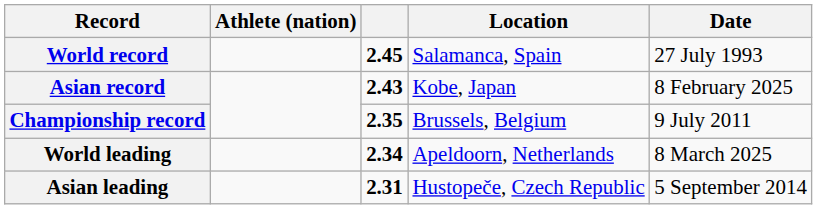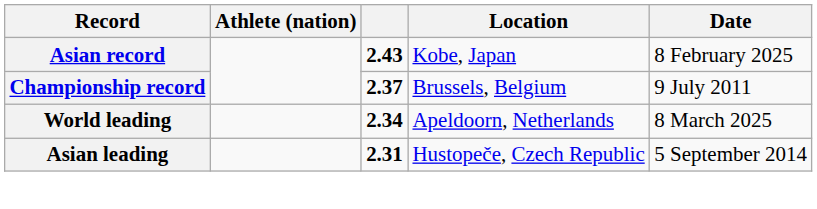- row: (107, 54)
(384, 120) 2.35 -> (384, 87) 2.37
